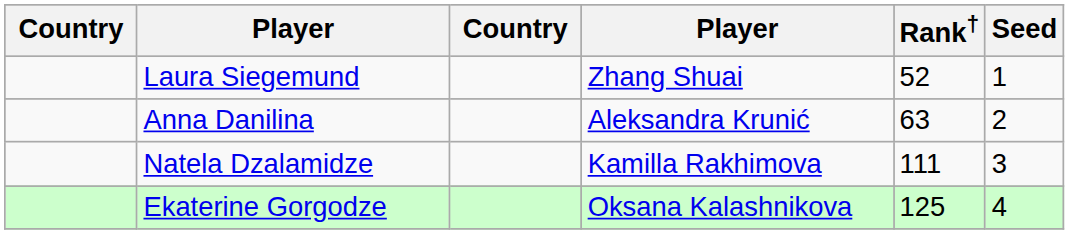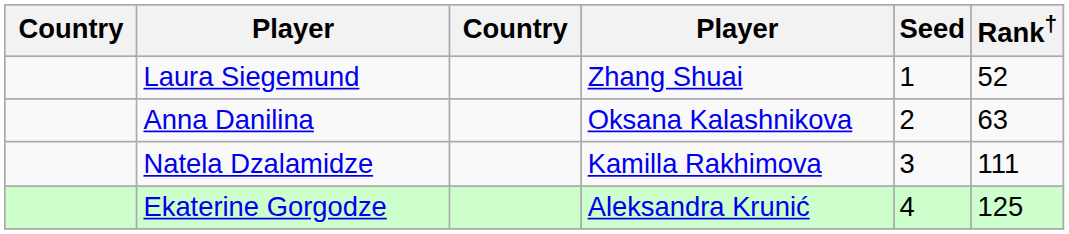columns swapped: (939, 29) <-> (1024, 29)
(699, 120) Aleksandra Krunić -> (720, 120) Oksana Kalashnikova
(720, 207) Oksana Kalashnikova -> (699, 207) Aleksandra Krunić
